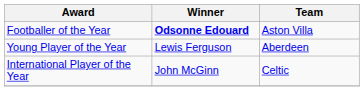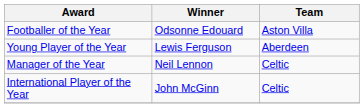(202, 30) bold -> (199, 30) normal
+ row: (56, 64)
